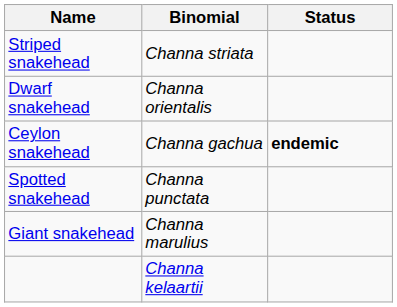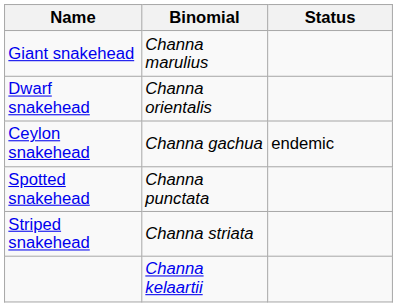rows swapped: (71, 233) <-> (49, 53)
(305, 143) bold -> (303, 143) normal
